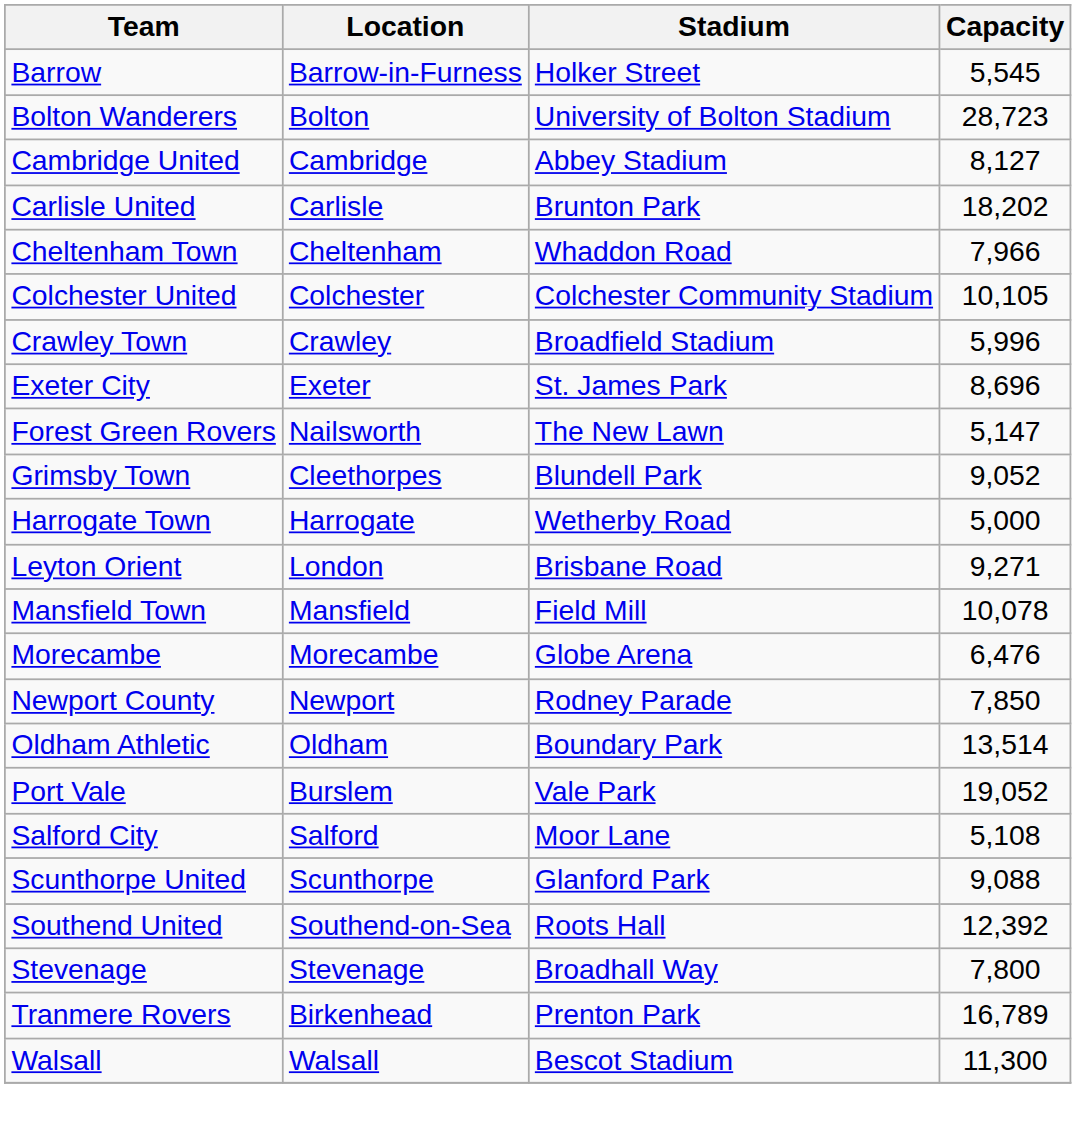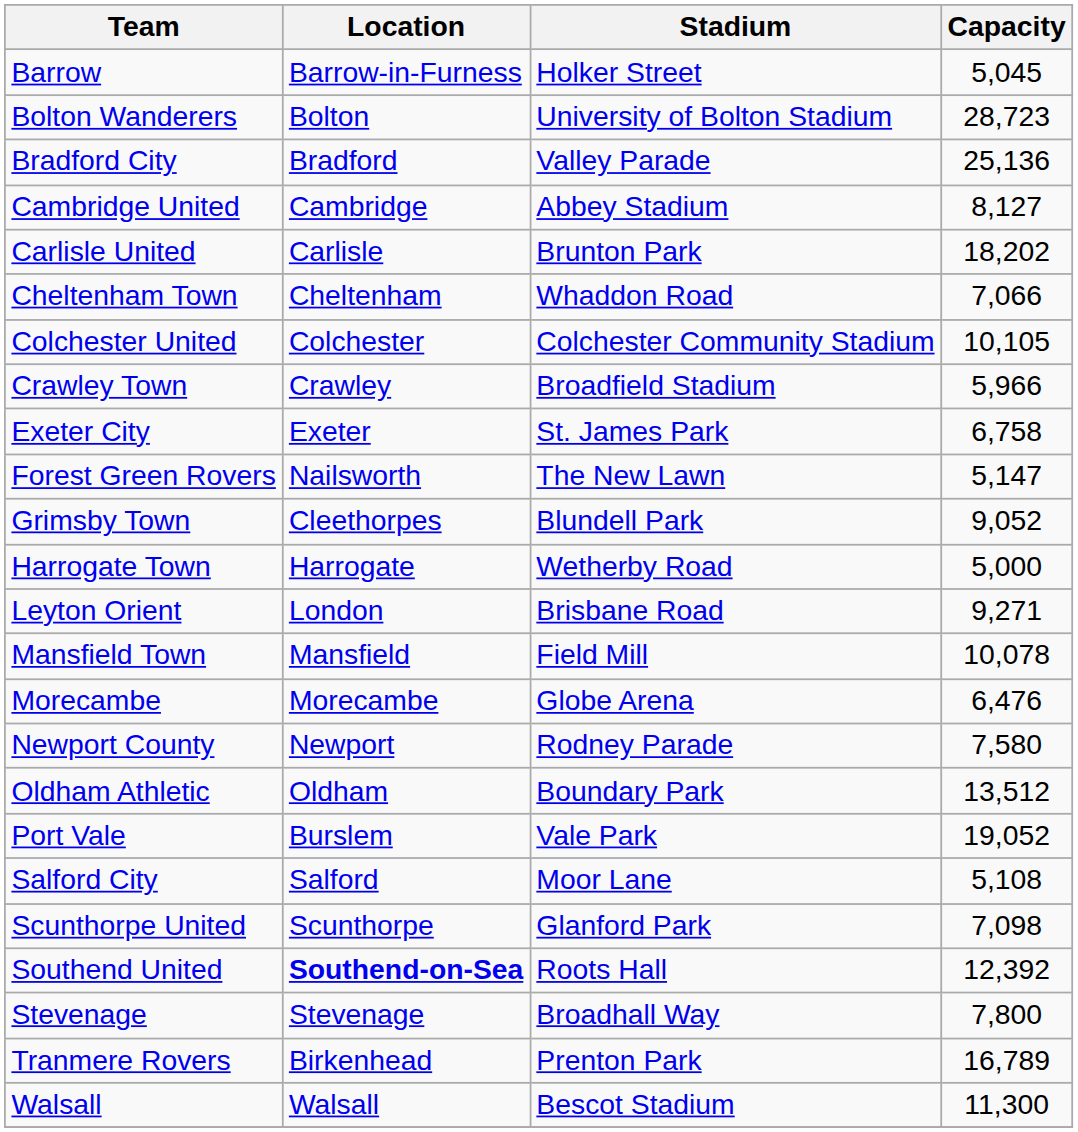(1005, 71) 5,545 -> (1007, 71) 5,045
+ row: (94, 161)
(1005, 251) 7,966 -> (1007, 296) 7,066
(1005, 341) 5,996 -> (1007, 386) 5,966
(1005, 386) 8,696 -> (1007, 431) 6,758
(1005, 700) 7,850 -> (1007, 745) 7,580
(1005, 745) 13,514 -> (1007, 790) 13,512
(1005, 880) 9,088 -> (1007, 925) 7,098
(400, 925) normal -> (406, 970) bold
